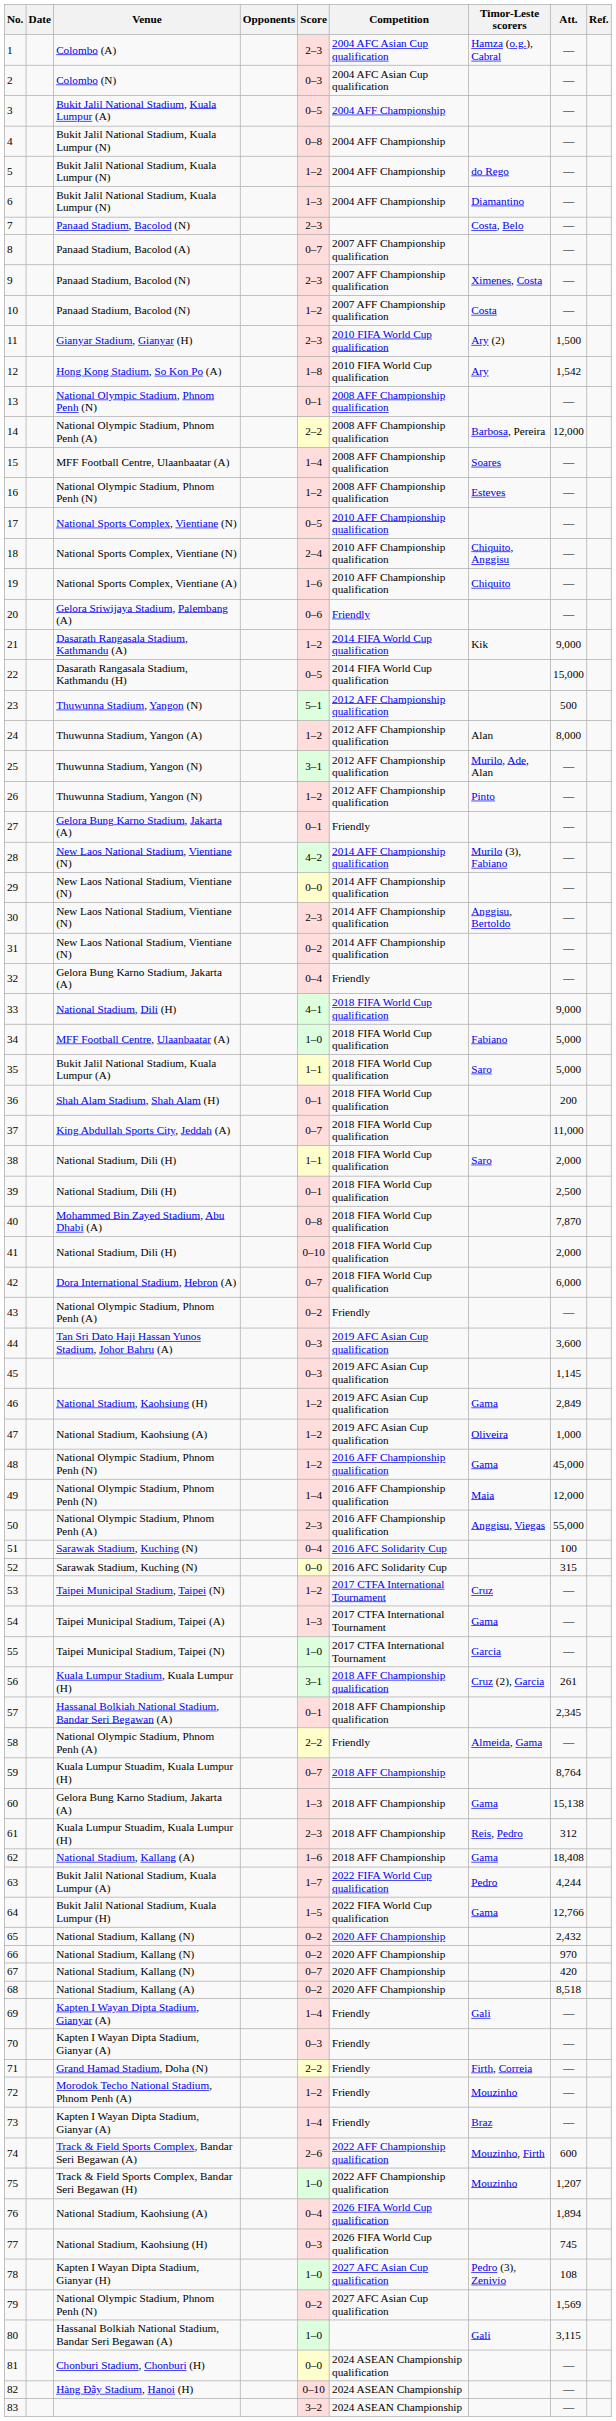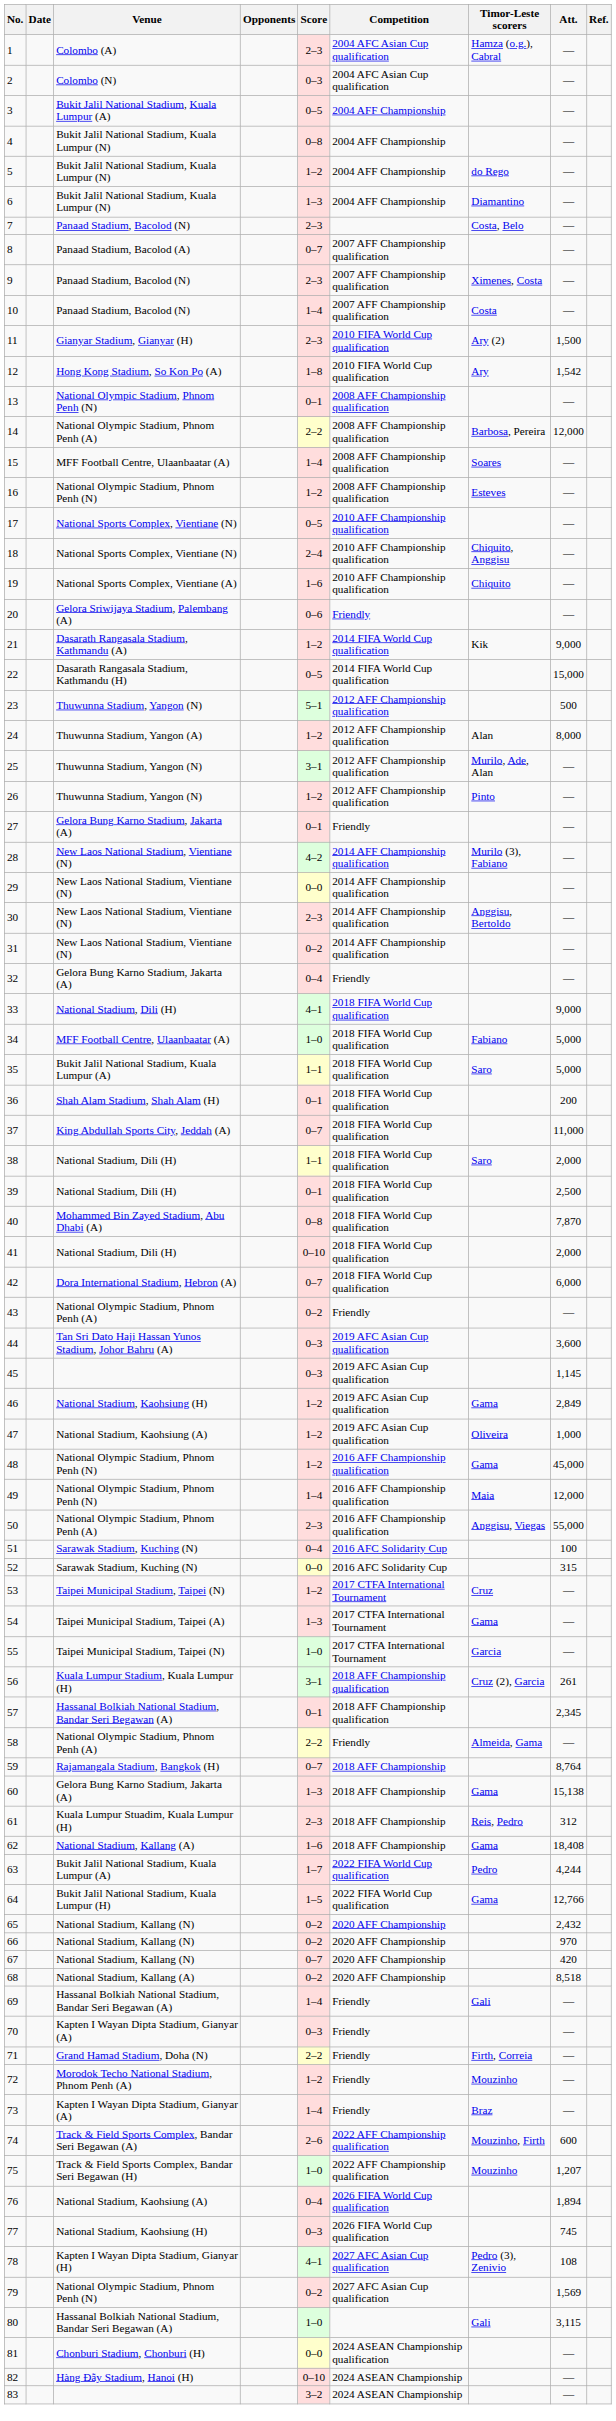(314, 310) 1–2 -> (314, 310) 1–4
(145, 1773) Kuala Lumpur Stuadim, Kuala Lumpur (H) -> (138, 1766) Rajamangala Stadium, Bangkok (H)
(128, 2013) Kapten I Wayan Dipta Stadium, Gianyar (A) -> (138, 2001) Hassanal Bolkiah National Stadium, Bandar Seri Begawan (A)
(314, 2274) 1–0 -> (314, 2261) 4–1
